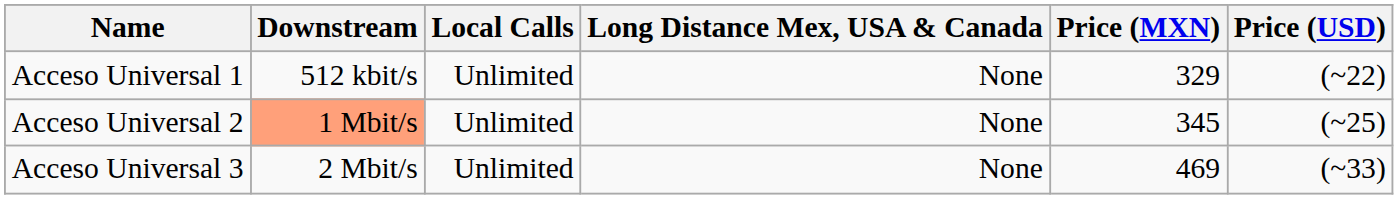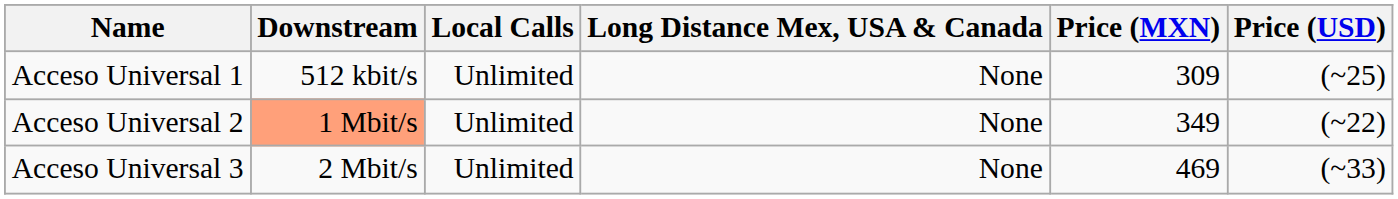(1198, 74) 329 -> (1198, 74) 309
(1353, 74) (~22) -> (1353, 74) (~25)
(1198, 121) 345 -> (1198, 121) 349
(1353, 121) (~25) -> (1353, 121) (~22)
